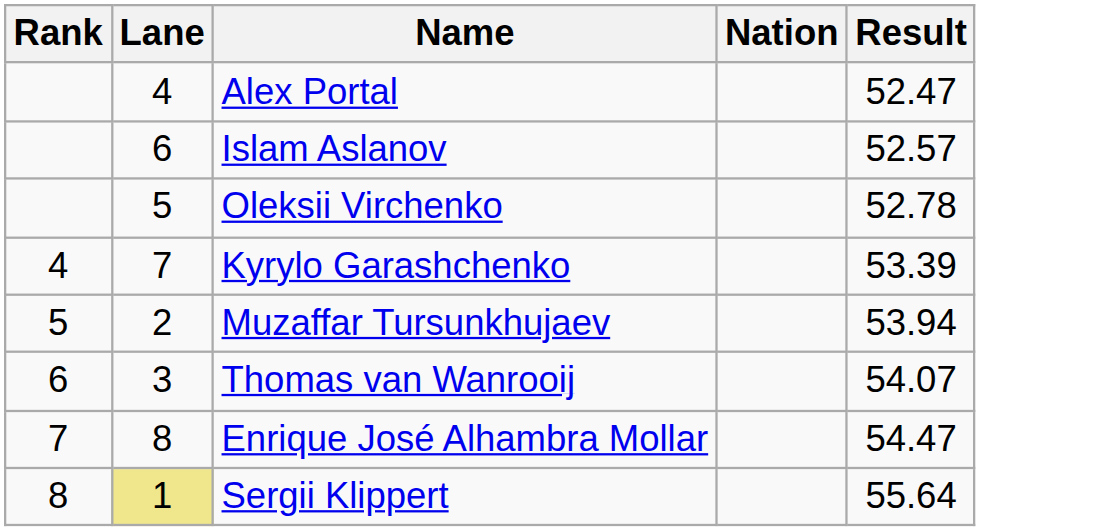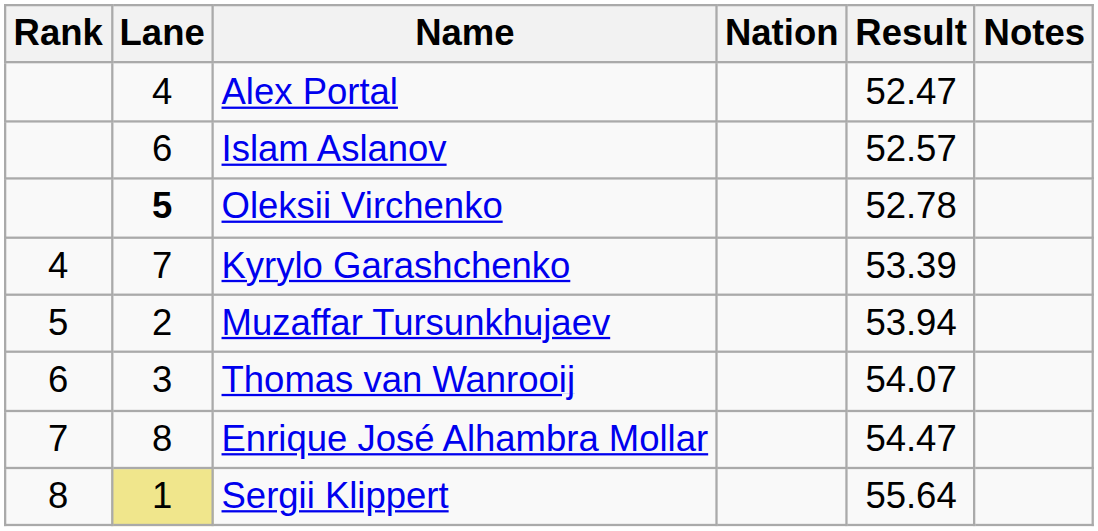+ column: (1034, 33)
(162, 206) normal -> (162, 206) bold
